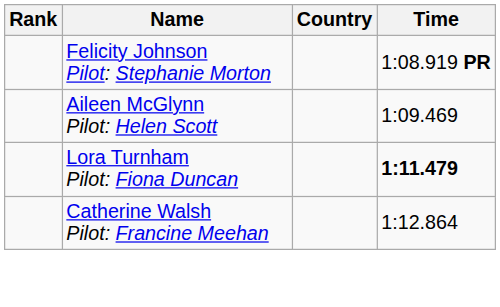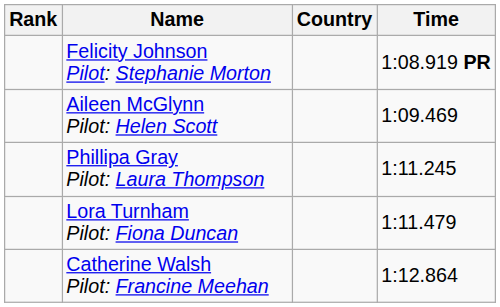+ row: (165, 169)
(420, 169) bold -> (419, 222) normal
